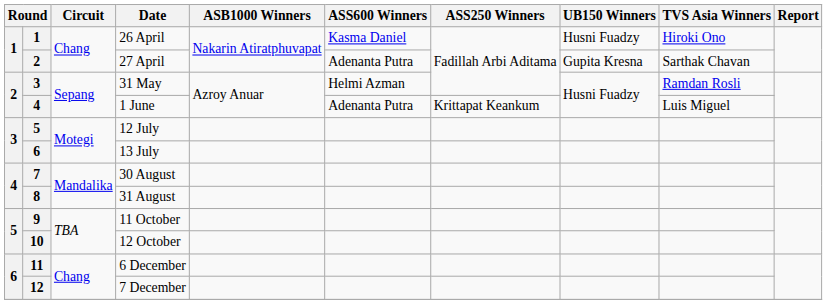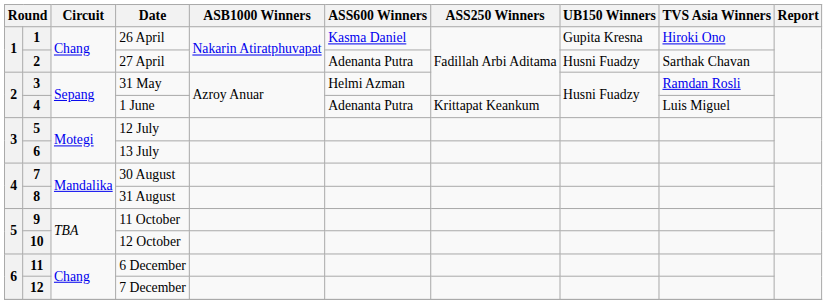(601, 38) Husni Fuadzy -> (603, 38) Gupita Kresna
(603, 60) Gupita Kresna -> (601, 60) Husni Fuadzy
